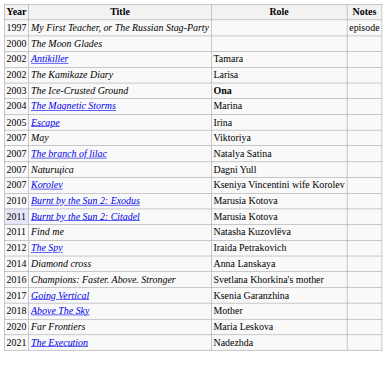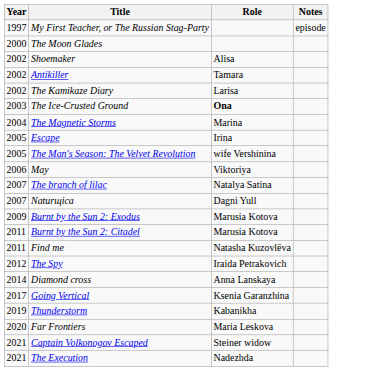+ row: (53, 59)
+ row: (113, 153)
(17, 138) 2007 -> (17, 169) 2006
- row: (47, 185)
(17, 201) 2010 -> (17, 216) 2009
(16, 216) lavender background -> (16, 232) no background
- row: (103, 279)
- row: (60, 311)
+ row: (59, 311)
+ row: (89, 342)
